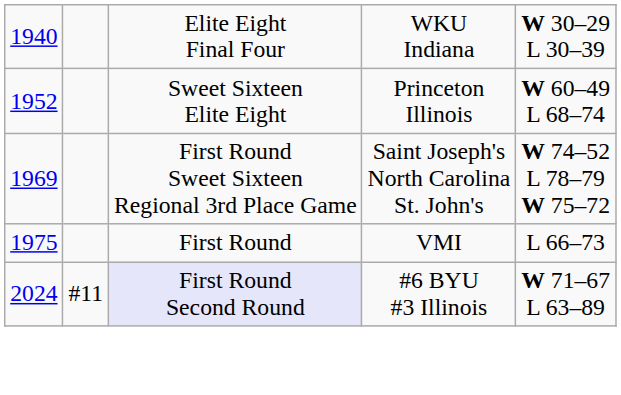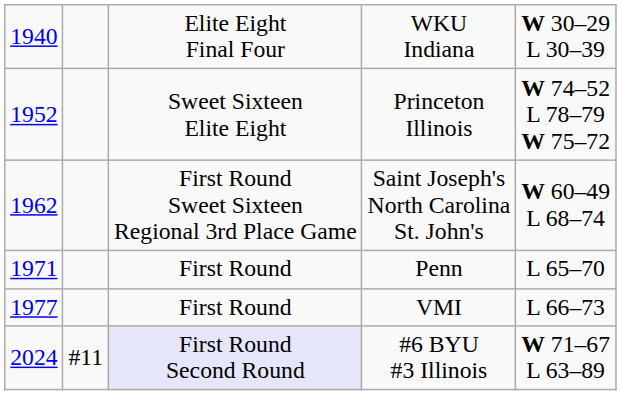(566, 100) W 60–49 L 68–74 -> (566, 114) W 74–52 L 78–79 W 75–72
(34, 178) 1969 -> (34, 204) 1962
(566, 178) W 74–52 L 78–79 W 75–72 -> (566, 204) W 60–49 L 68–74
+ row: (439, 269)
(34, 242) 1975 -> (34, 306) 1977
